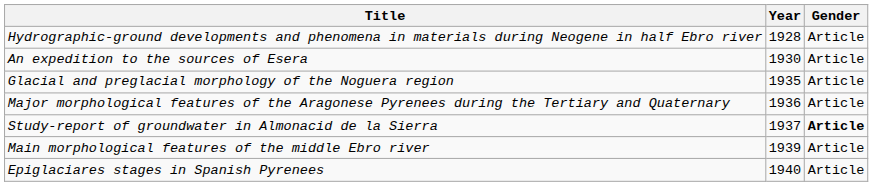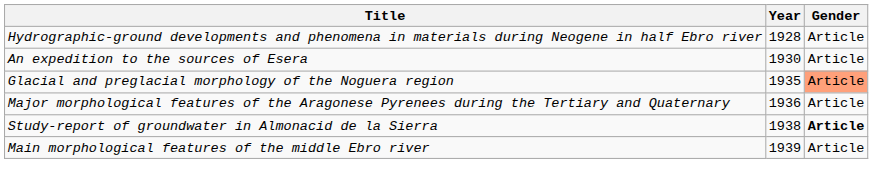(836, 82) no background -> (836, 82) lightsalmon background
(785, 126) 1937 -> (785, 126) 1938
- row: (166, 170)
